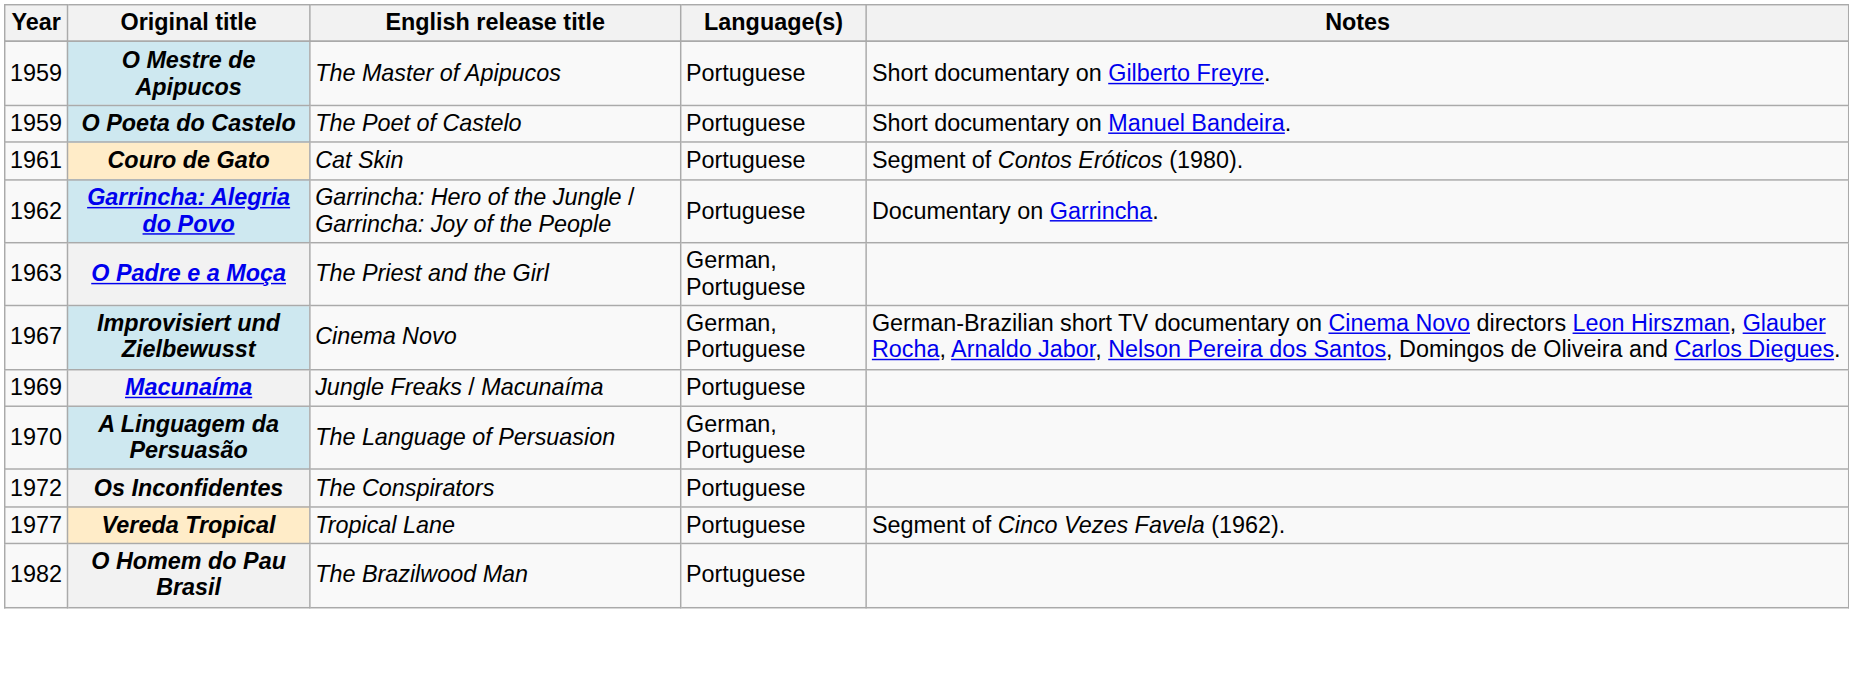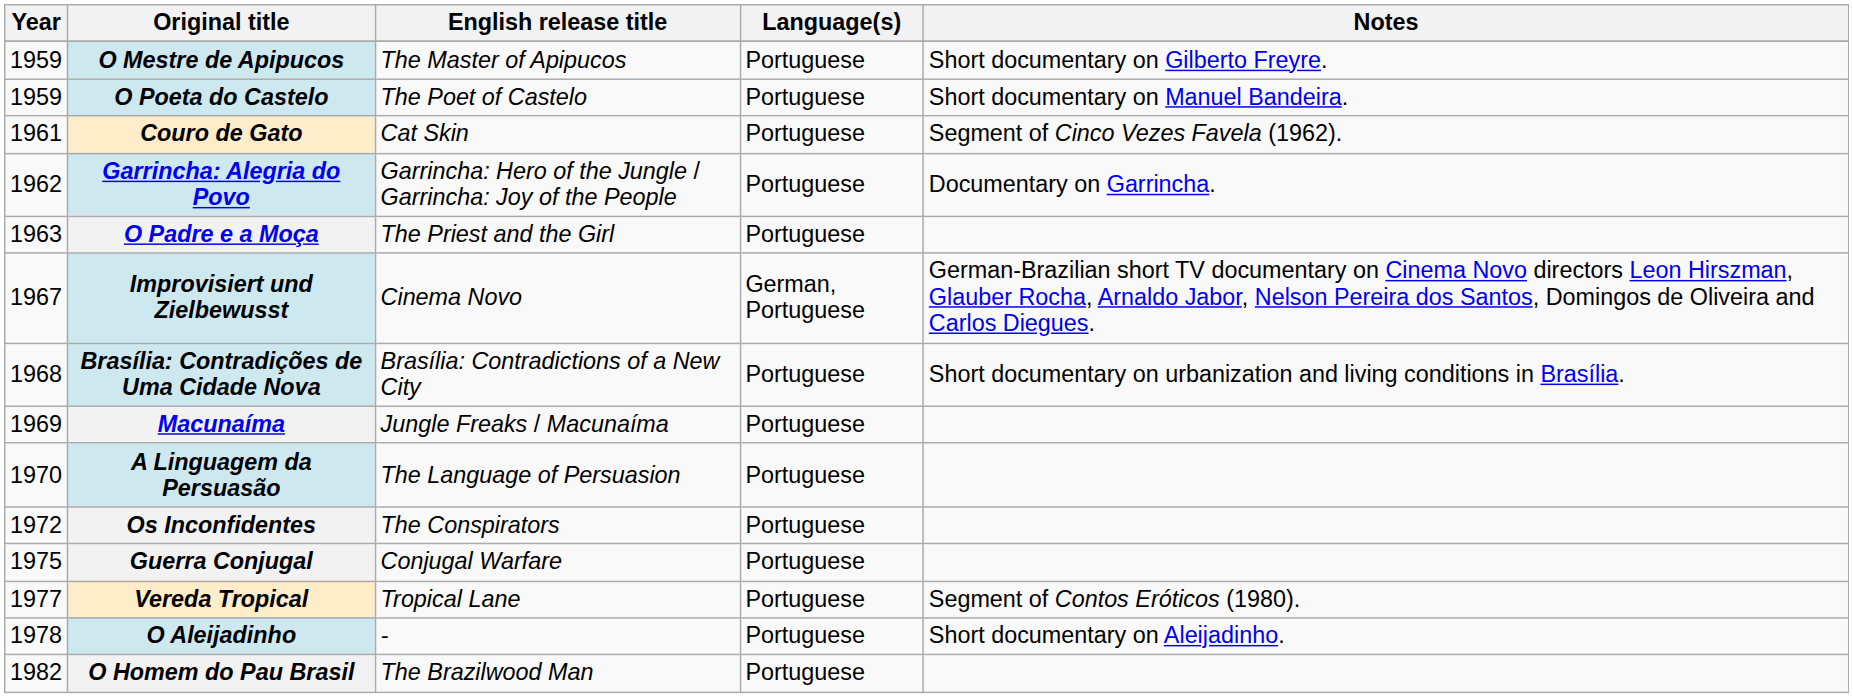(1058, 160) Segment of Contos Eróticos (1980). -> (1136, 134) Segment of Cinco Vezes Favela (1962).
(746, 273) German, Portuguese -> (805, 234) Portuguese
+ row: (221, 374)
(746, 437) German, Portuguese -> (805, 474) Portuguese
+ row: (221, 561)
(1079, 524) Segment of Cinco Vezes Favela (1962). -> (1115, 598) Segment of Contos Eróticos (1980).
+ row: (221, 636)
